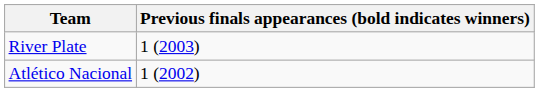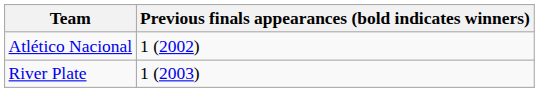rows swapped: (70, 73) <-> (48, 45)
